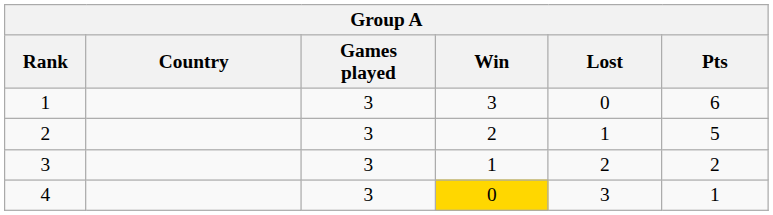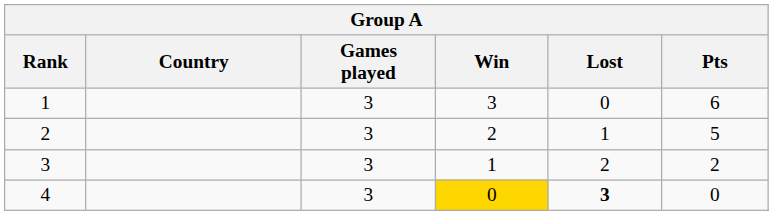(605, 195) normal -> (605, 195) bold
(715, 195) 1 -> (715, 195) 0
